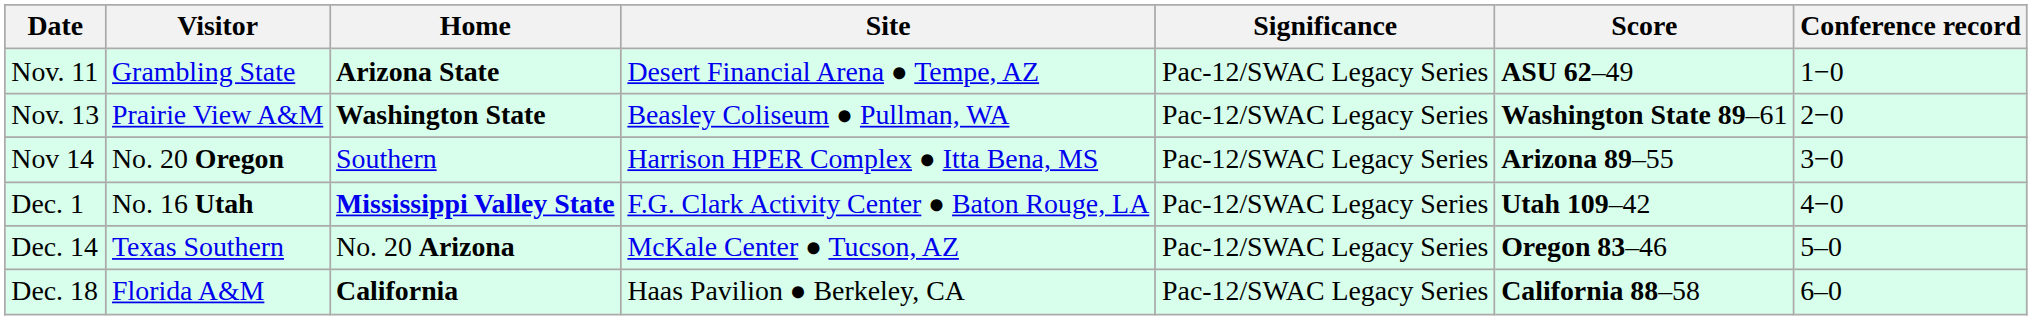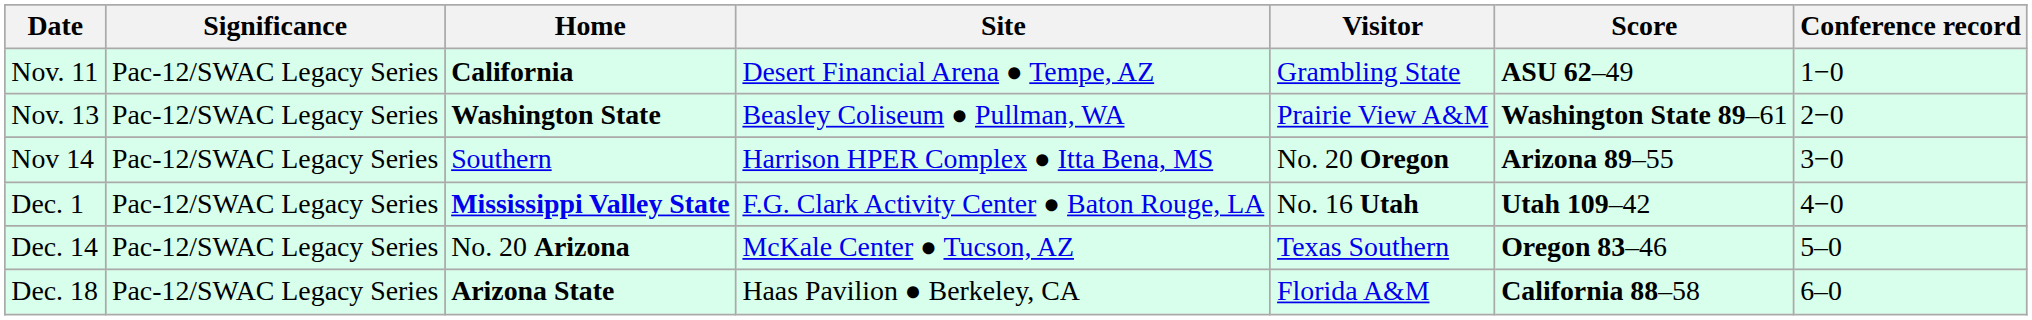columns swapped: (218, 26) <-> (1325, 26)
(418, 70) Arizona State -> (512, 70) California
(397, 291) California -> (533, 291) Arizona State
